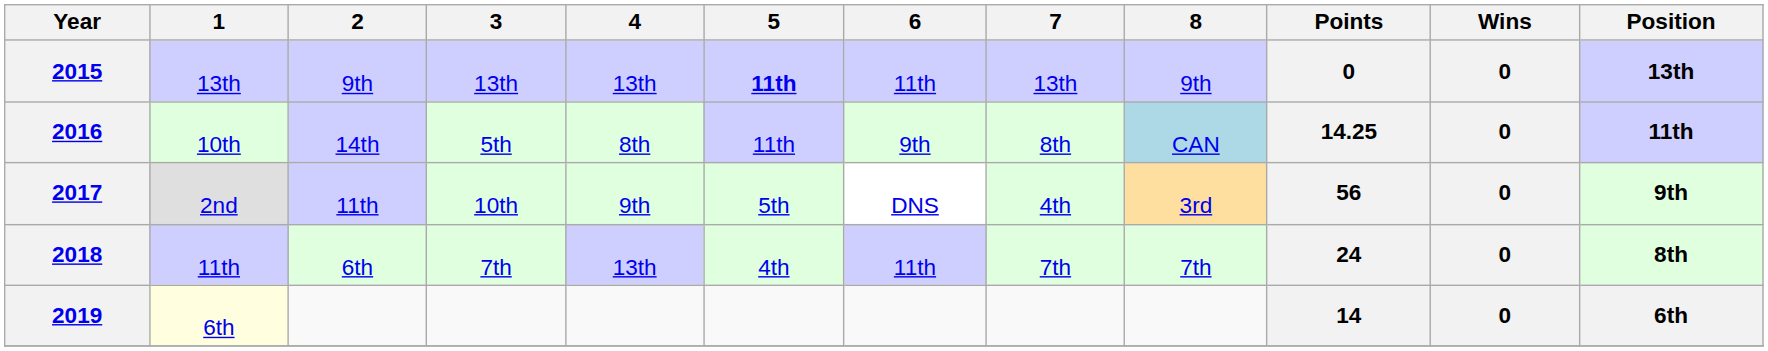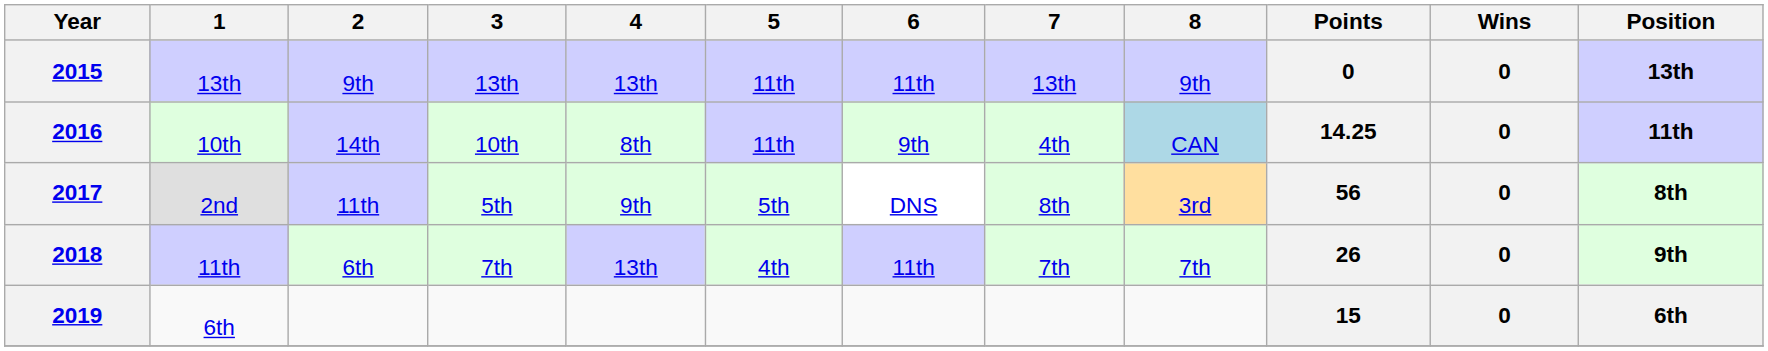(774, 83) bold -> (774, 83) normal
(496, 144) 5th -> (497, 144) 10th
(1055, 144) 8th -> (1054, 144) 4th
(496, 205) 10th -> (497, 205) 5th
(1055, 205) 4th -> (1054, 205) 8th
(1671, 193) 9th -> (1671, 193) 8th
(1349, 254) 24 -> (1348, 254) 26
(1671, 254) 8th -> (1671, 254) 9th
(219, 328) lightyellow background -> (219, 328) no background
(1349, 315) 14 -> (1348, 315) 15
